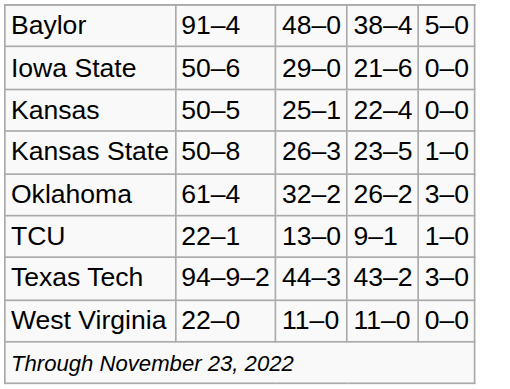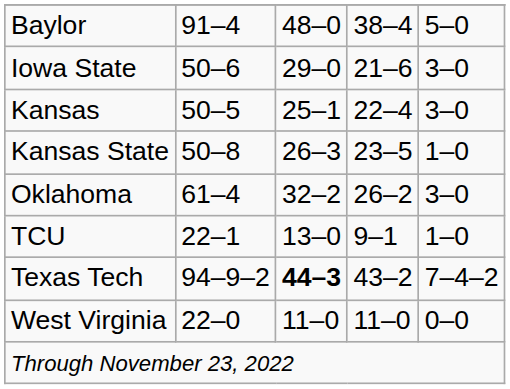(447, 67) 0–0 -> (447, 67) 3–0
(447, 109) 0–0 -> (447, 109) 3–0
(312, 278) normal -> (312, 278) bold
(447, 278) 3–0 -> (462, 278) 7–4–2
